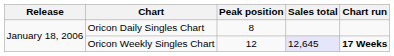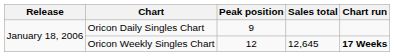(251, 28) 8 -> (251, 28) 9
(303, 43) lavender background -> (303, 43) no background
